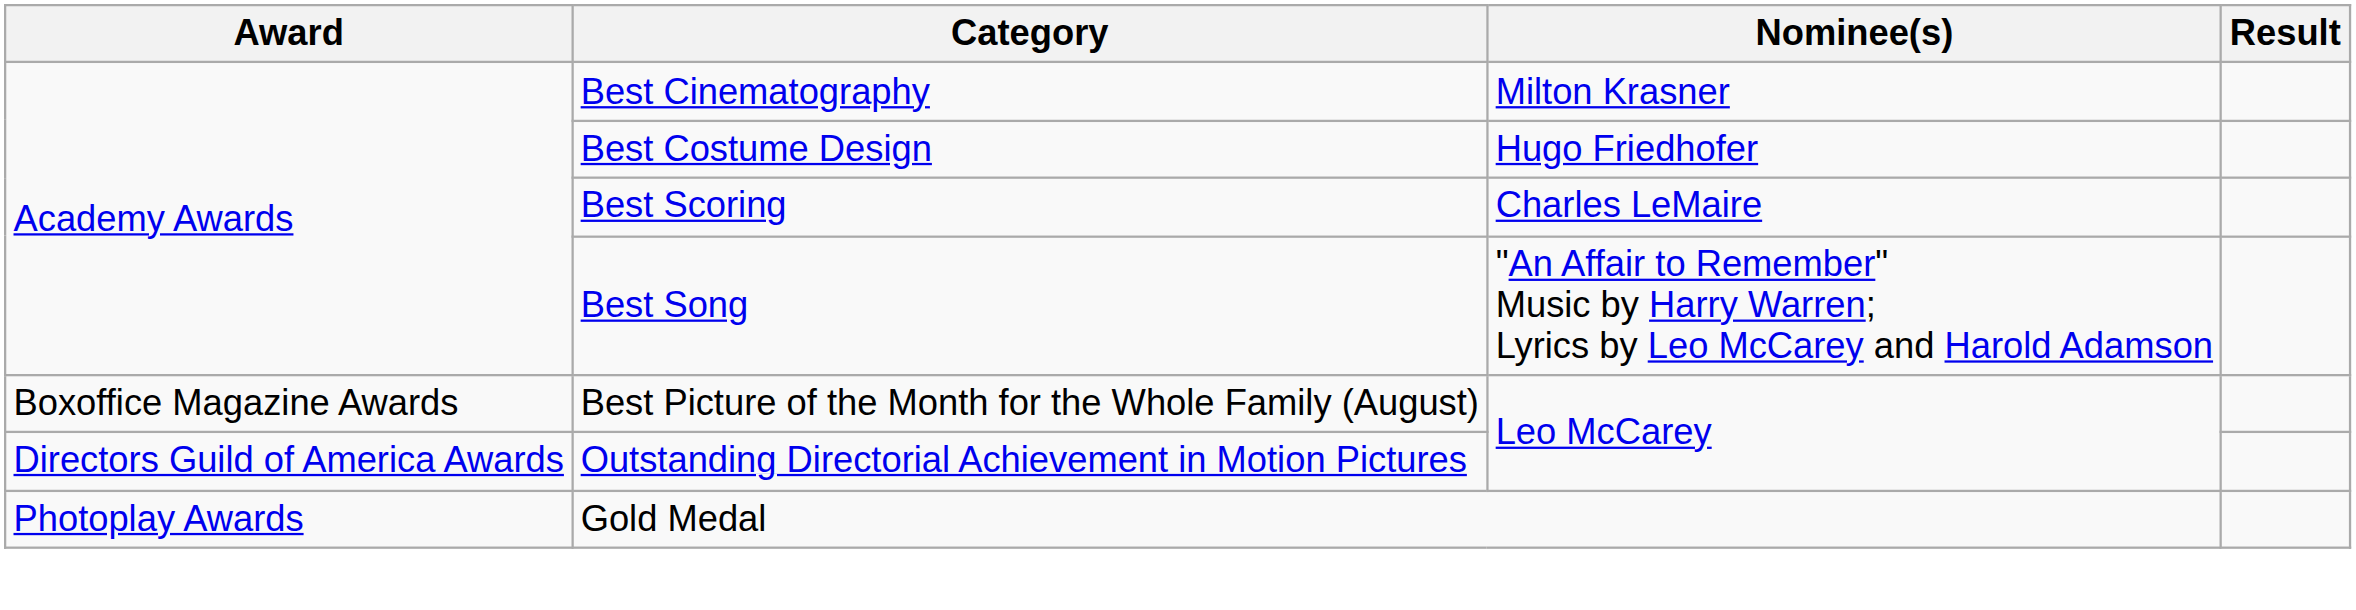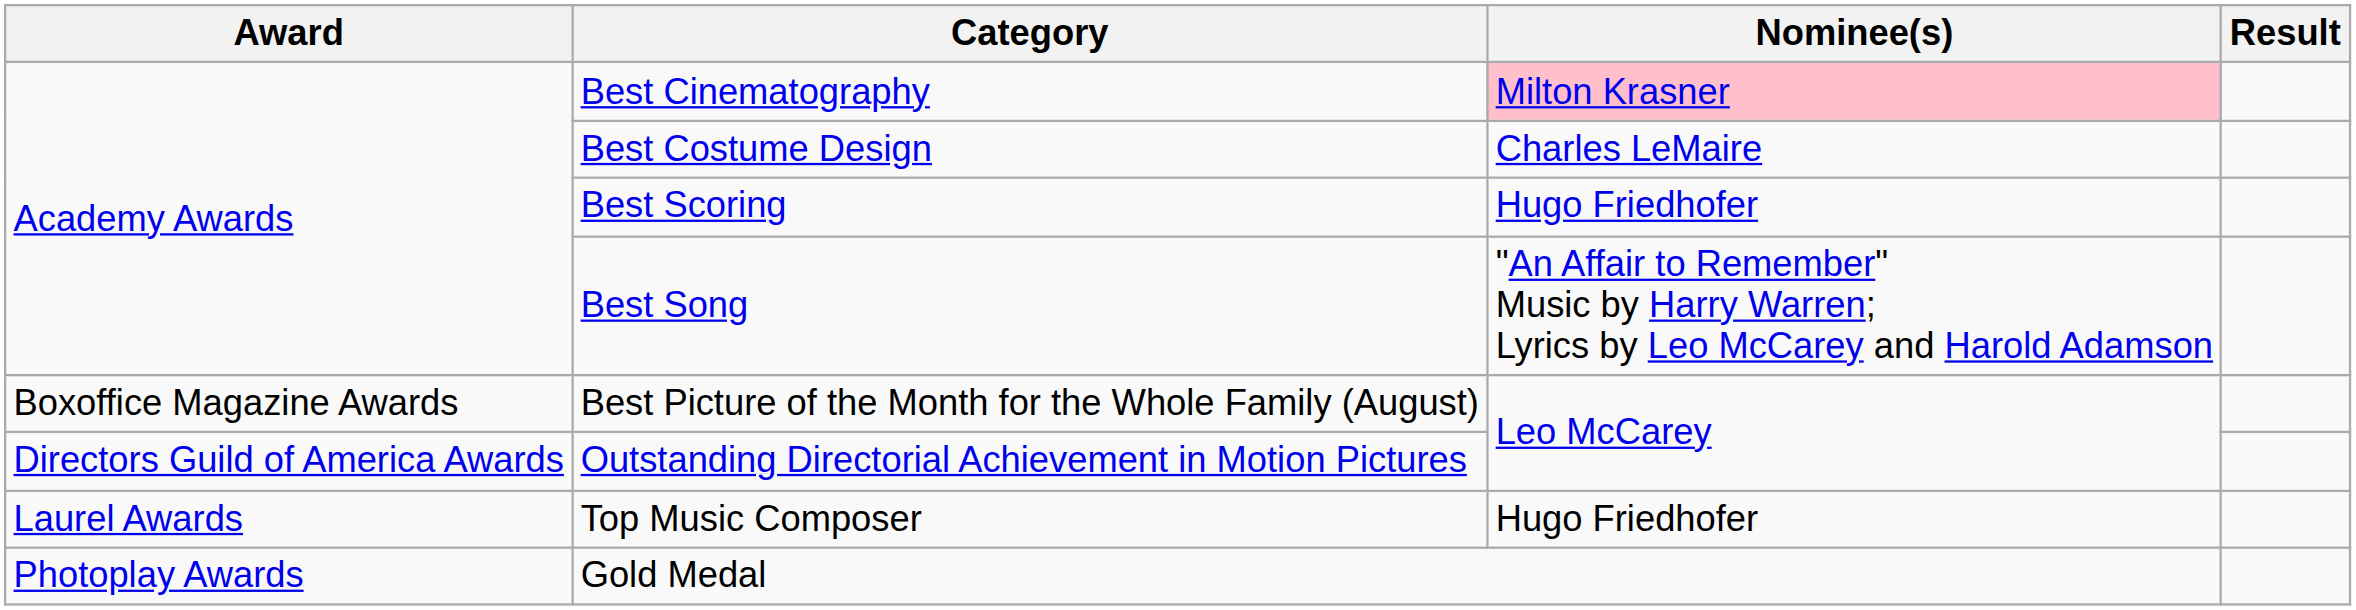(1613, 90) no background -> (1613, 90) pink background
(1627, 148) Hugo Friedhofer -> (1629, 148) Charles LeMaire
(1629, 206) Charles LeMaire -> (1627, 206) Hugo Friedhofer
+ row: (751, 518)
